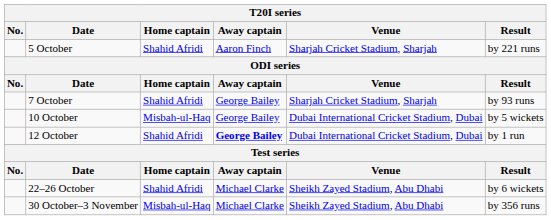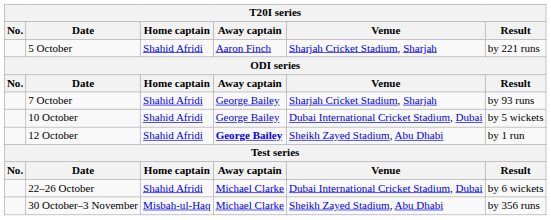(177, 118) Misbah-ul-Haq -> (173, 118) Shahid Afridi
(386, 135) Dubai International Cricket Stadium, Dubai -> (366, 135) Sheikh Zayed Stadium, Abu Dhabi
(366, 188) Sheikh Zayed Stadium, Abu Dhabi -> (386, 188) Dubai International Cricket Stadium, Dubai
